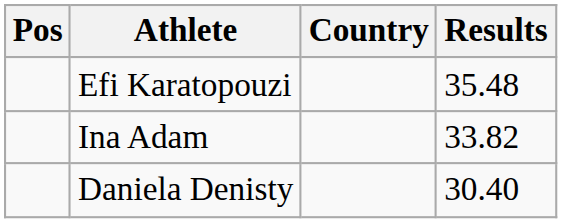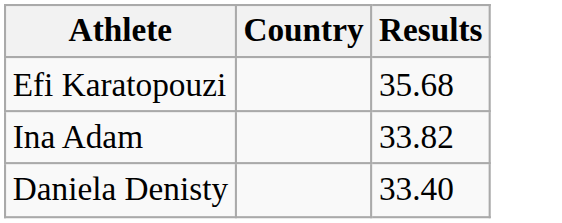- column: (38, 30)
(482, 83) 35.48 -> (416, 83) 35.68
(482, 189) 30.40 -> (416, 189) 33.40
